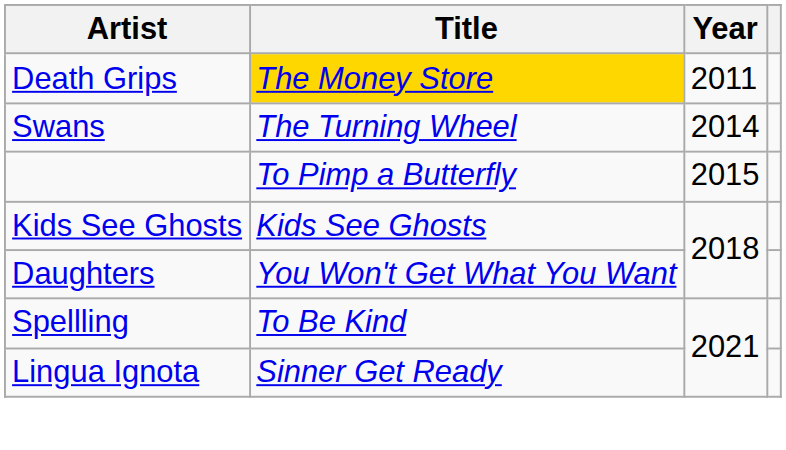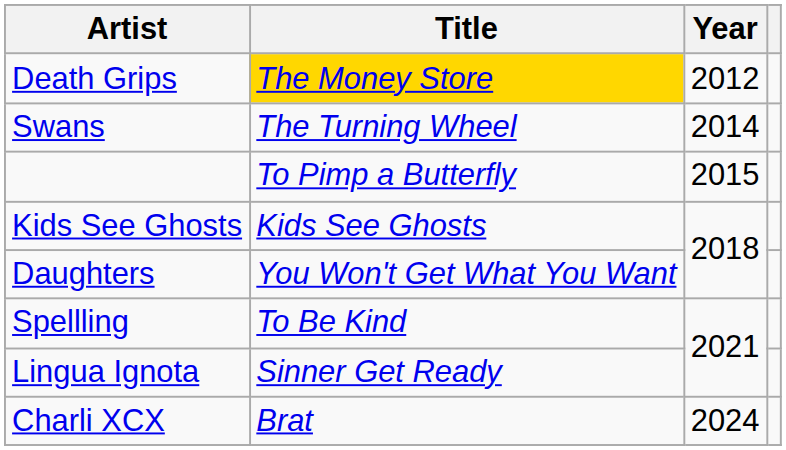(724, 77) 2011 -> (725, 77) 2012
+ row: (88, 420)
